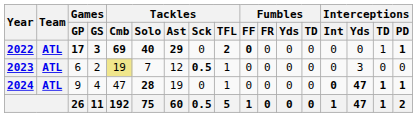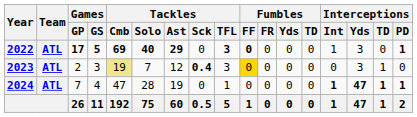(97, 49) 3 -> (97, 49) 5
(227, 49) 2 -> (227, 49) 3
(334, 49) 0 -> (334, 49) 1
(360, 49) 0 -> (360, 49) 3
(383, 49) 1 -> (383, 49) 0
(78, 67) 6 -> (78, 67) 2
(97, 67) 2 -> (97, 67) 3
(202, 67) 0.5 -> (202, 67) 0.4
(227, 67) 1 -> (227, 67) 3
(249, 67) no background -> (249, 67) gold background
(383, 67) 0 -> (383, 67) 1
(78, 85) 9 -> (78, 85) 7
(148, 85) bold -> (148, 85) normal
(334, 85) 0 -> (334, 85) 1
